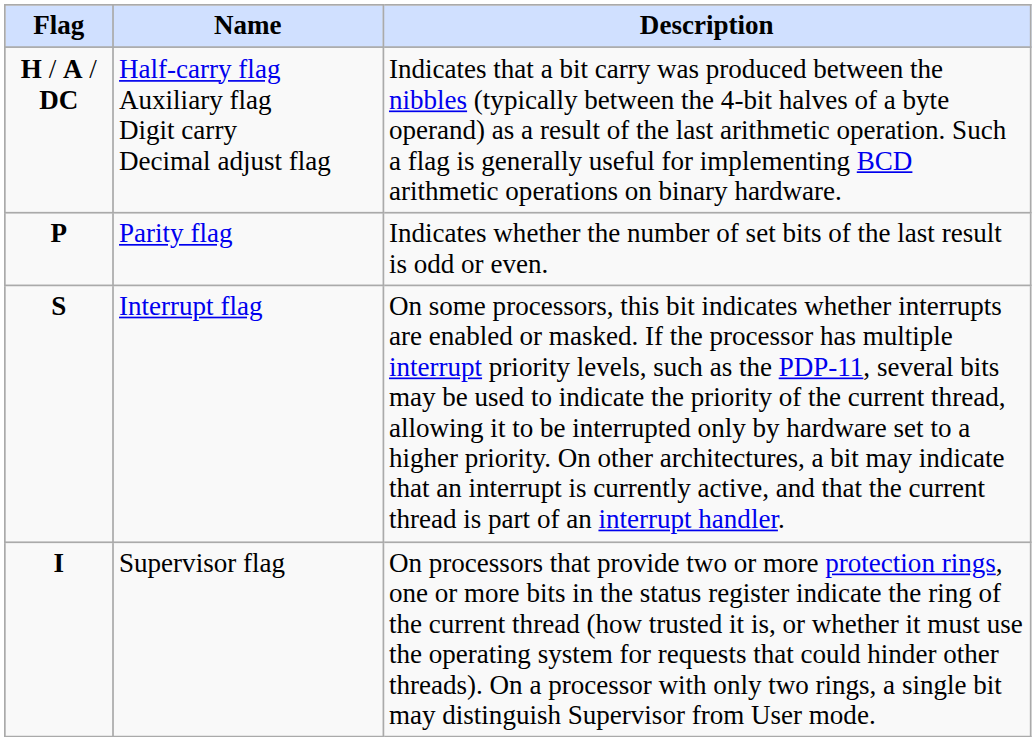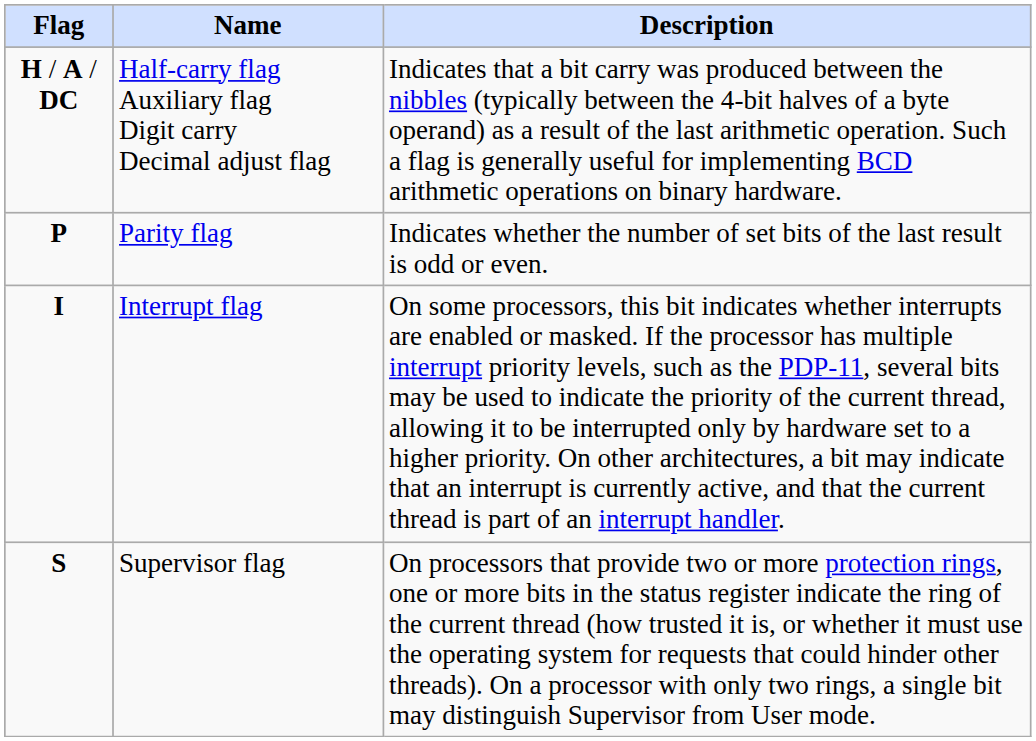(59, 306) S -> (59, 306) I
(59, 562) I -> (59, 562) S
